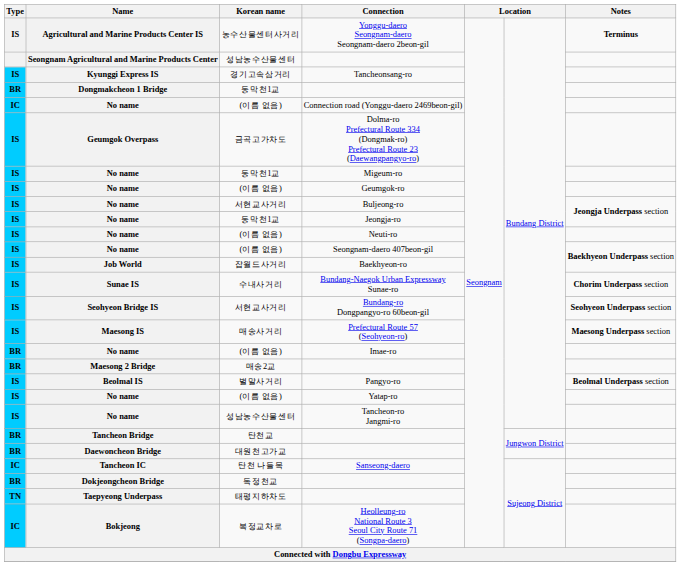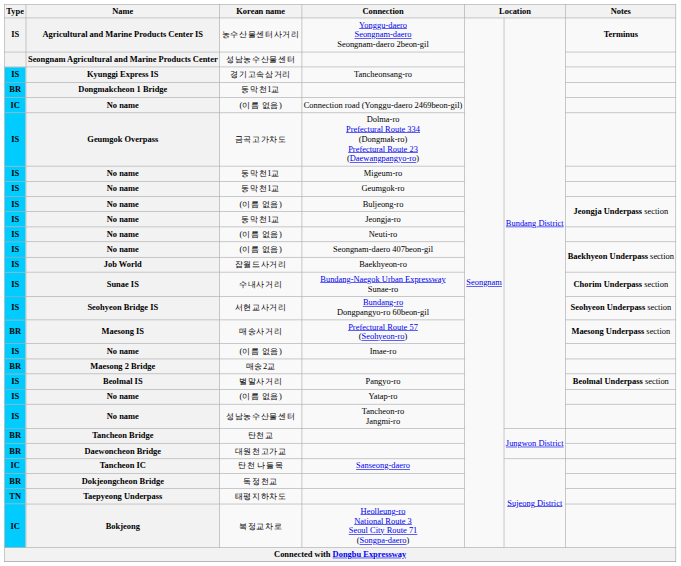(261, 188) (이름 없음) -> (261, 188) 동막천1교
(261, 203) 서현교사거리 -> (261, 203) (이름 없음)
(15, 331) IS -> (15, 331) BR
(15, 351) BR -> (15, 351) IS
